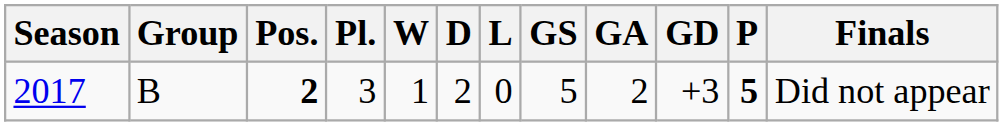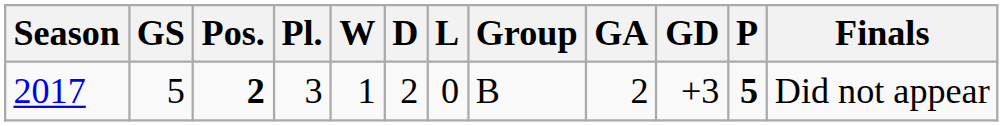columns swapped: (188, 33) <-> (553, 33)
